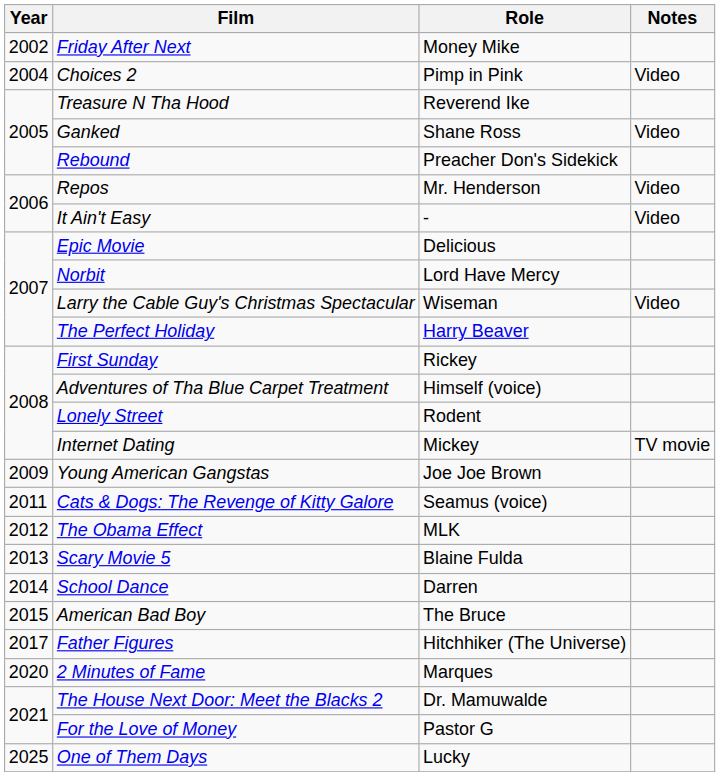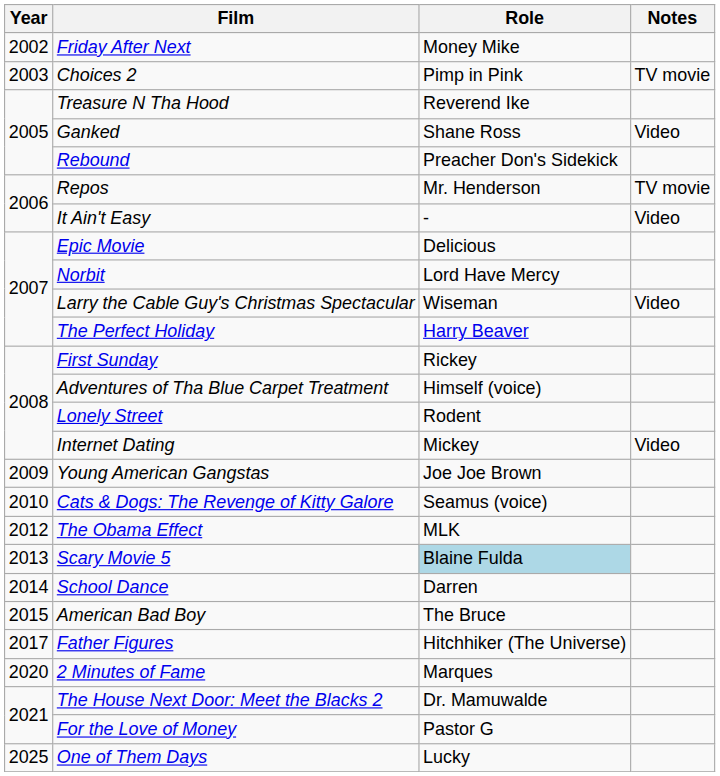(29, 75) 2004 -> (29, 75) 2003
(657, 75) Video -> (672, 75) TV movie
(657, 189) Video -> (672, 189) TV movie
(672, 445) TV movie -> (657, 445) Video
(28, 501) 2011 -> (29, 501) 2010
(473, 558) no background -> (473, 558) lightblue background
